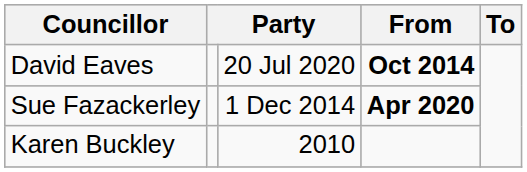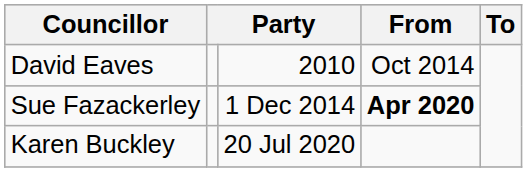(289, 65) 20 Jul 2020 -> (327, 65) 2010
(421, 65) bold -> (423, 65) normal
(327, 145) 2010 -> (289, 145) 20 Jul 2020
